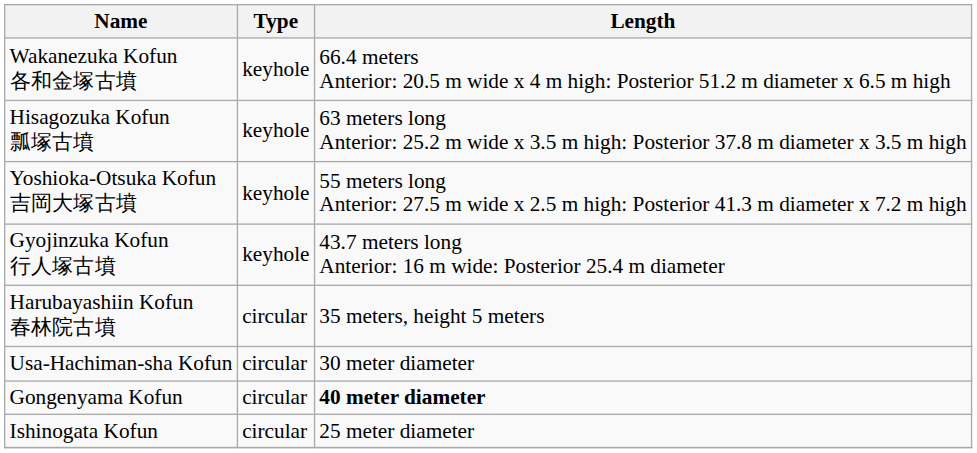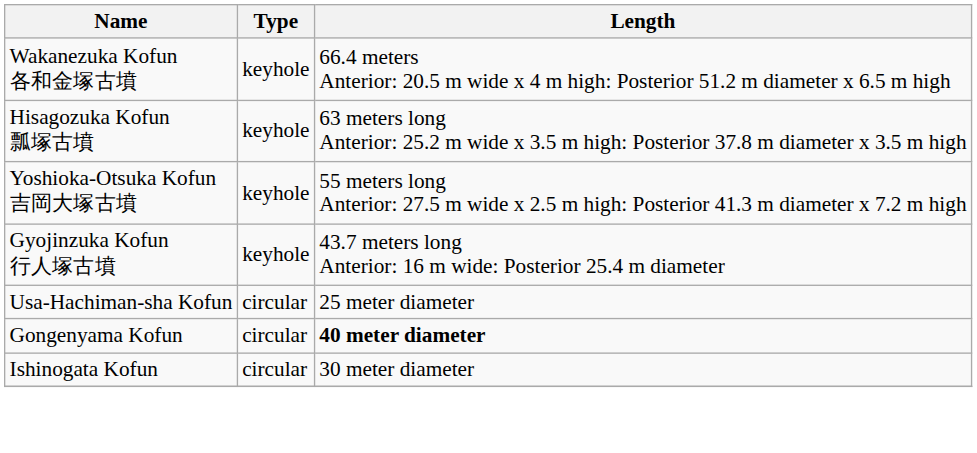- row: (101, 314)
(397, 363) 30 meter diameter -> (397, 301) 25 meter diameter
(397, 431) 25 meter diameter -> (397, 369) 30 meter diameter
